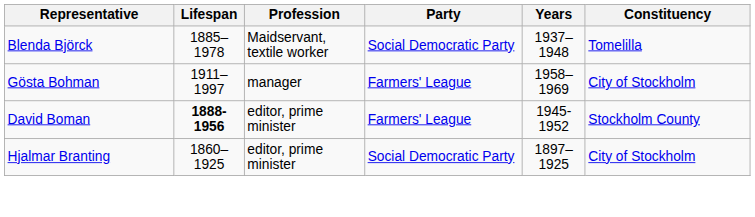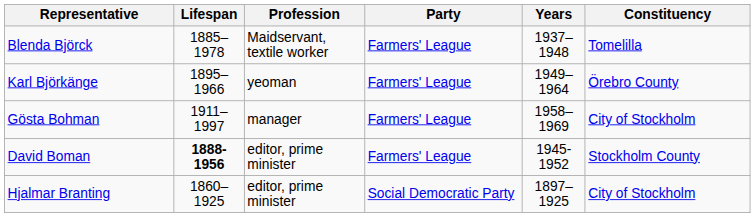(441, 44) Social Democratic Party -> (419, 44) Farmers' League
+ row: (53, 82)
